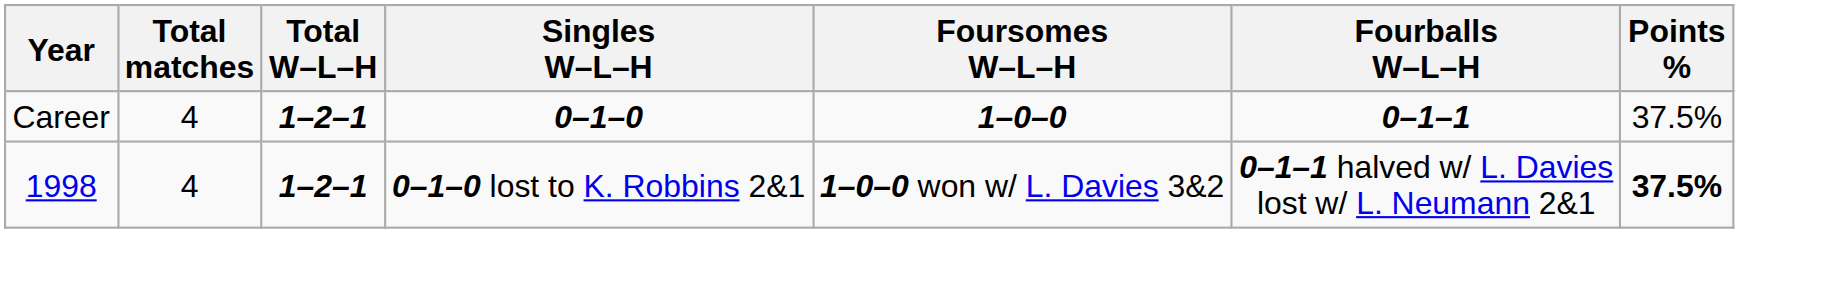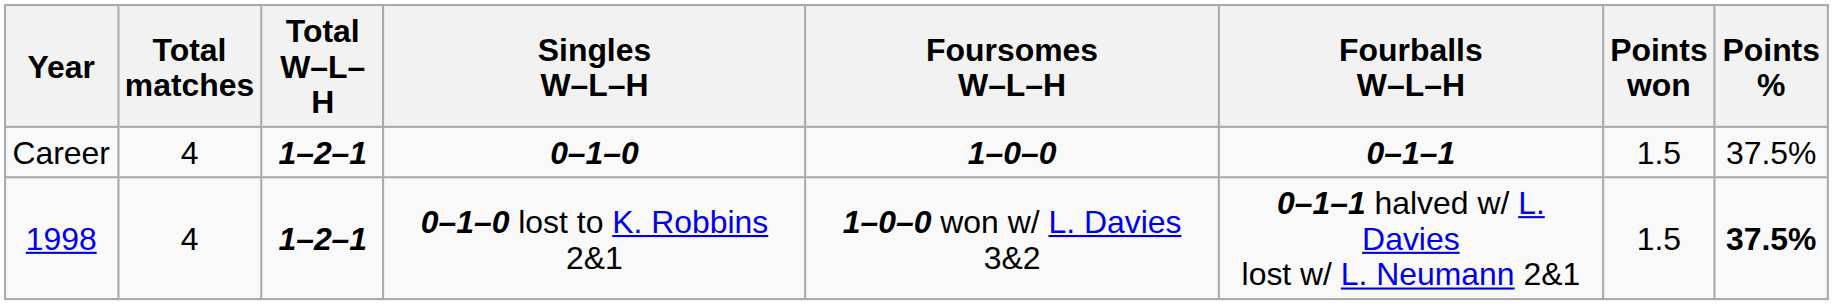+ column: (1659, 66)
